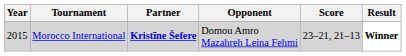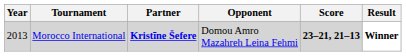(17, 36) 2015 -> (17, 36) 2013
(331, 36) normal -> (331, 36) bold
